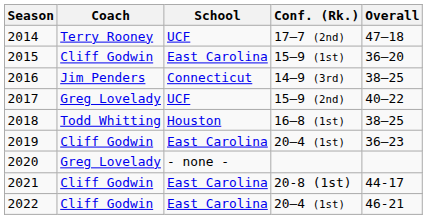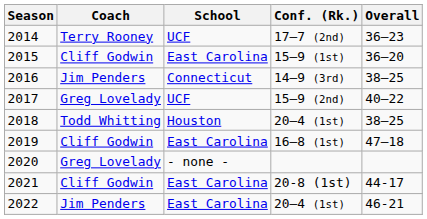(385, 36) 47–18 -> (385, 36) 36–23
(309, 120) 16–8 (1st) -> (309, 120) 20–4 (1st)
(309, 141) 20–4 (1st) -> (309, 141) 16–8 (1st)
(385, 141) 36–23 -> (385, 141) 47–18
(107, 204) Cliff Godwin -> (103, 204) Jim Penders
